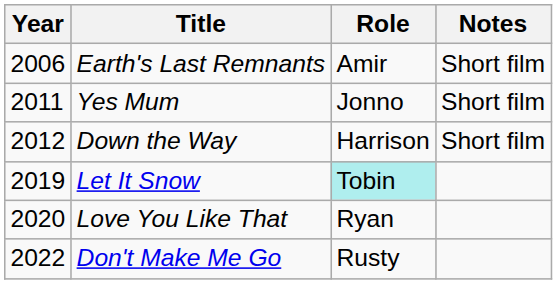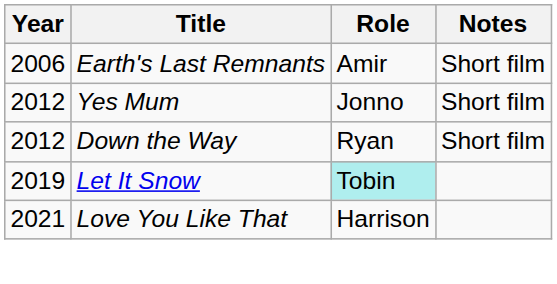(37, 102) 2011 -> (38, 102) 2012
(383, 141) Harrison -> (365, 141) Ryan
(38, 219) 2020 -> (38, 219) 2021
(365, 219) Ryan -> (383, 219) Harrison
- row: (179, 258)
